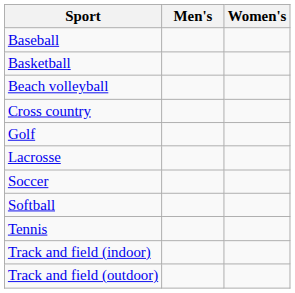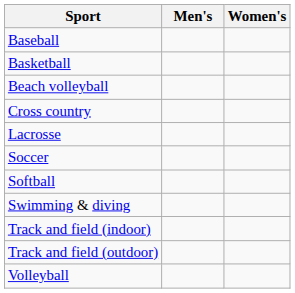- row: (22, 134)
+ row: (69, 205)
- row: (28, 228)
+ row: (38, 275)
